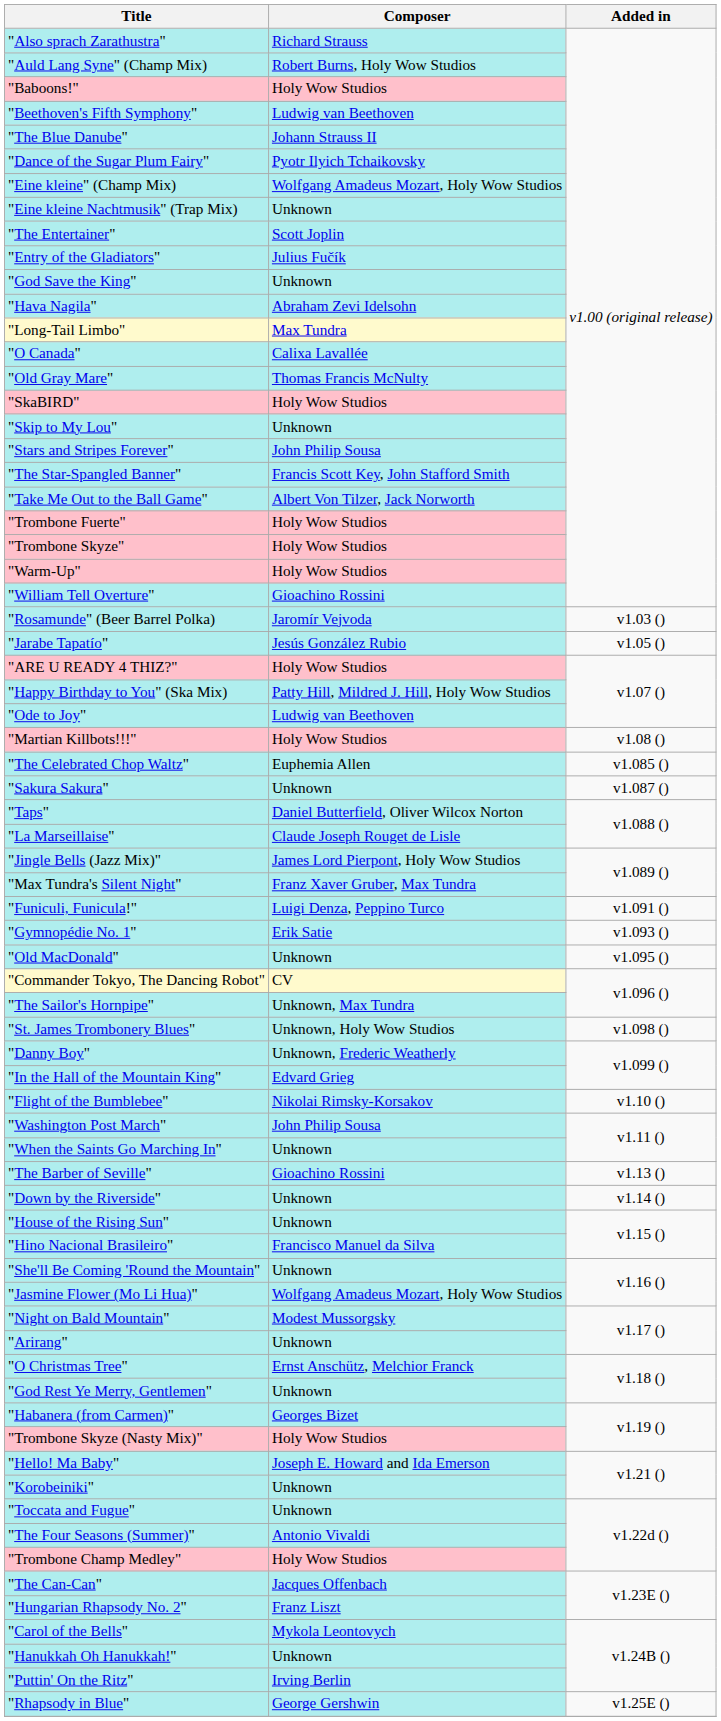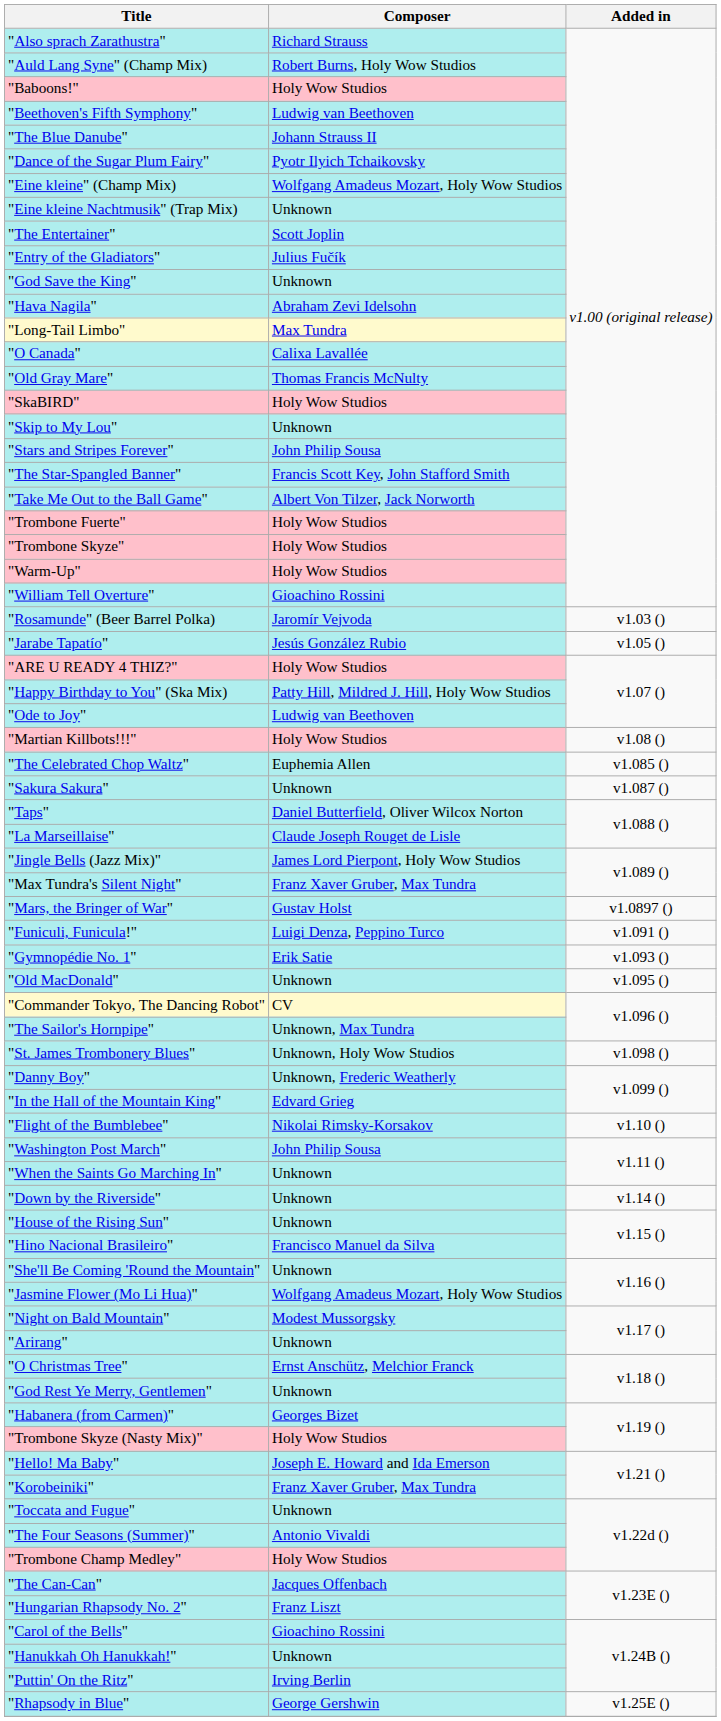+ row: (90, 908)
- row: (80, 1173)
(302, 1487) Unknown -> (374, 1487) Franz Xaver Gruber, Max Tundra
(334, 1631) Mykola Leontovych -> (328, 1631) Gioachino Rossini
